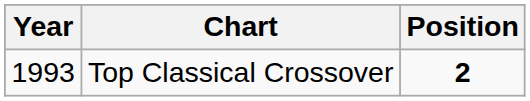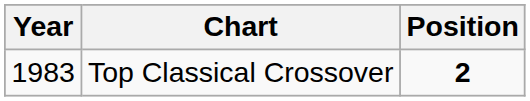(43, 72) 1993 -> (43, 72) 1983
